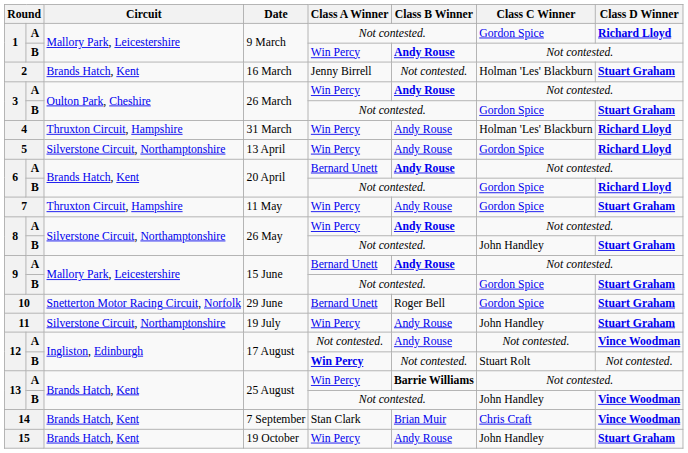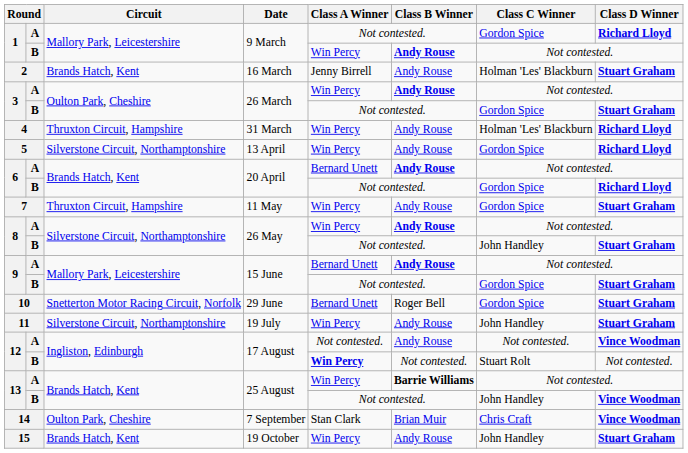(434, 71) Not contested. -> (423, 71) Andy Rouse
(93, 418) Brands Hatch, Kent -> (99, 418) Oulton Park, Cheshire
